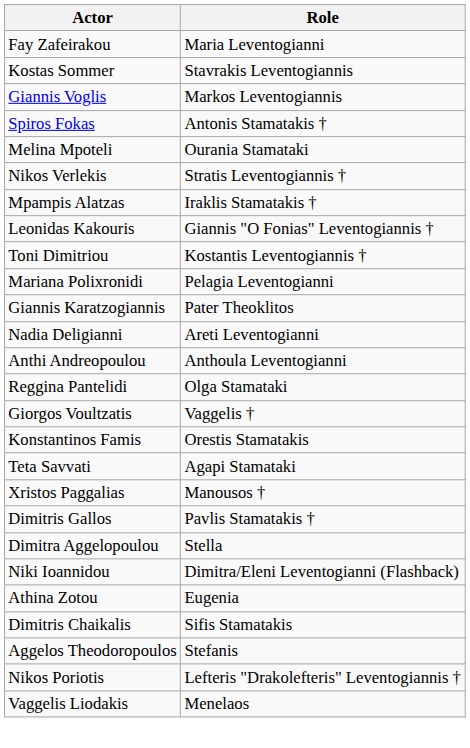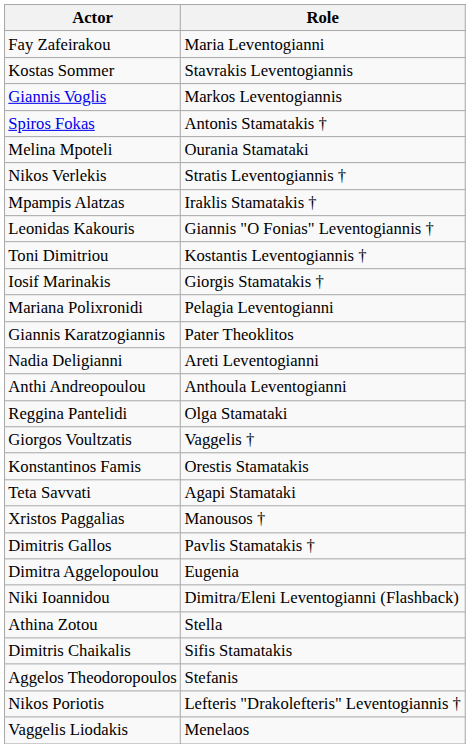+ row: (59, 281)
(203, 545) Stella -> (212, 571) Eugenia
(212, 598) Eugenia -> (203, 624) Stella
